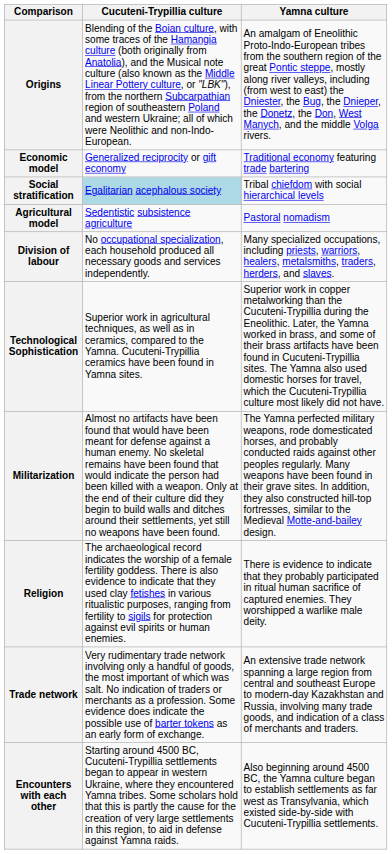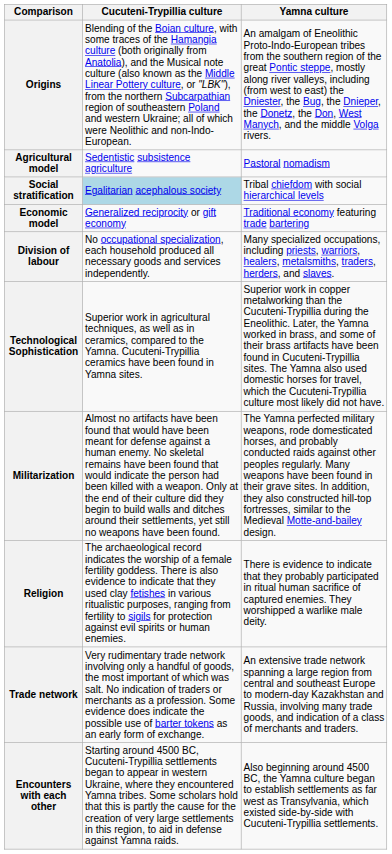rows swapped: (44, 218) <-> (44, 163)
